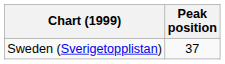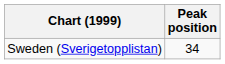(192, 48) 37 -> (192, 48) 34
